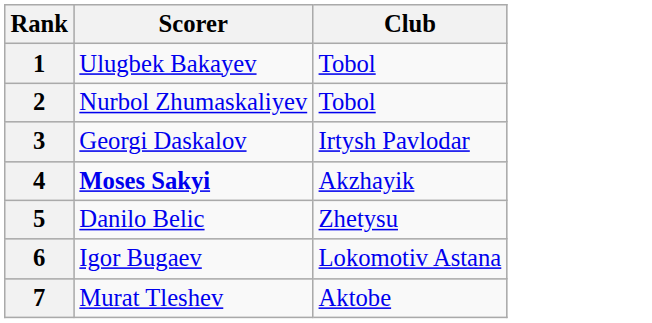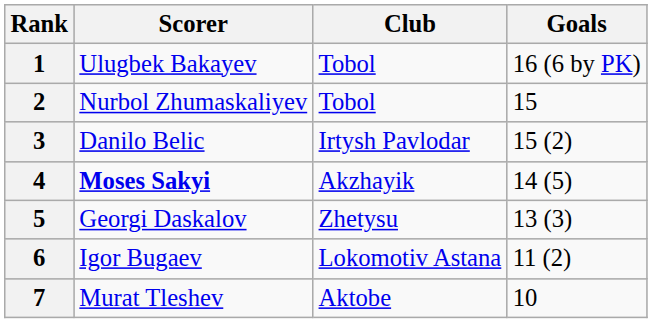+ column: (577, 24)
(163, 141) Georgi Daskalov -> (142, 141) Danilo Belic
(142, 219) Danilo Belic -> (163, 219) Georgi Daskalov
